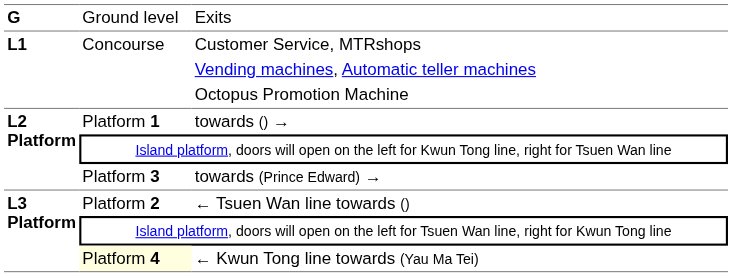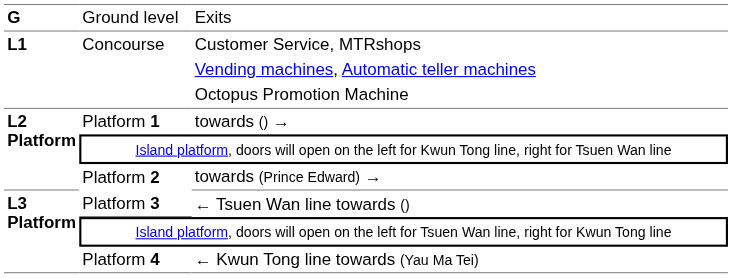(121, 176) Platform 3 -> (121, 177) Platform 2
(121, 203) Platform 2 -> (121, 203) Platform 3
(121, 258) lightyellow background -> (121, 259) no background
